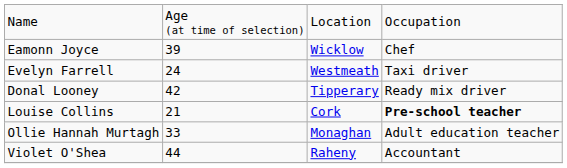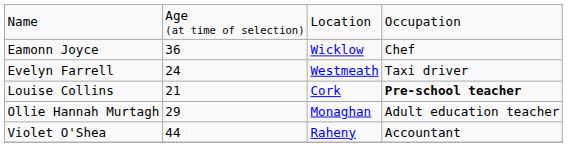(173, 50) 39 -> (173, 50) 36
- row: (53, 91)
(173, 132) 33 -> (173, 112) 29
